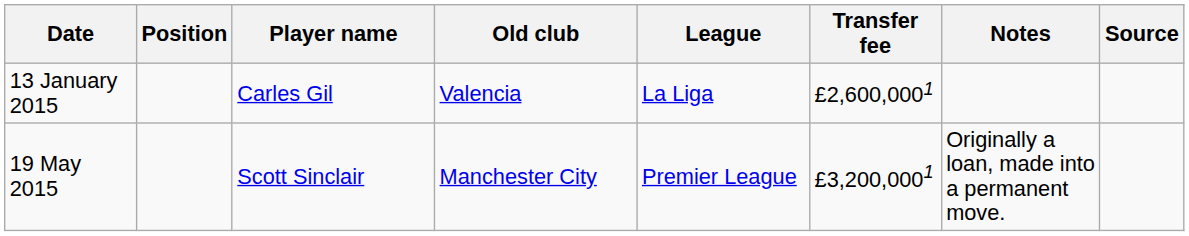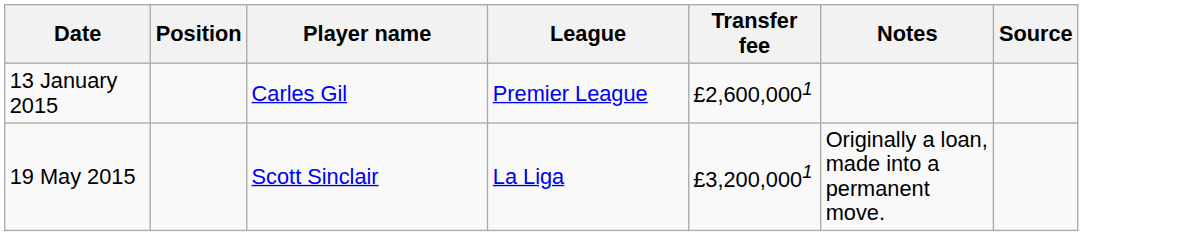- column: (536, 33)
(678, 92) La Liga -> (570, 92) Premier League
(719, 176) Premier League -> (529, 176) La Liga
